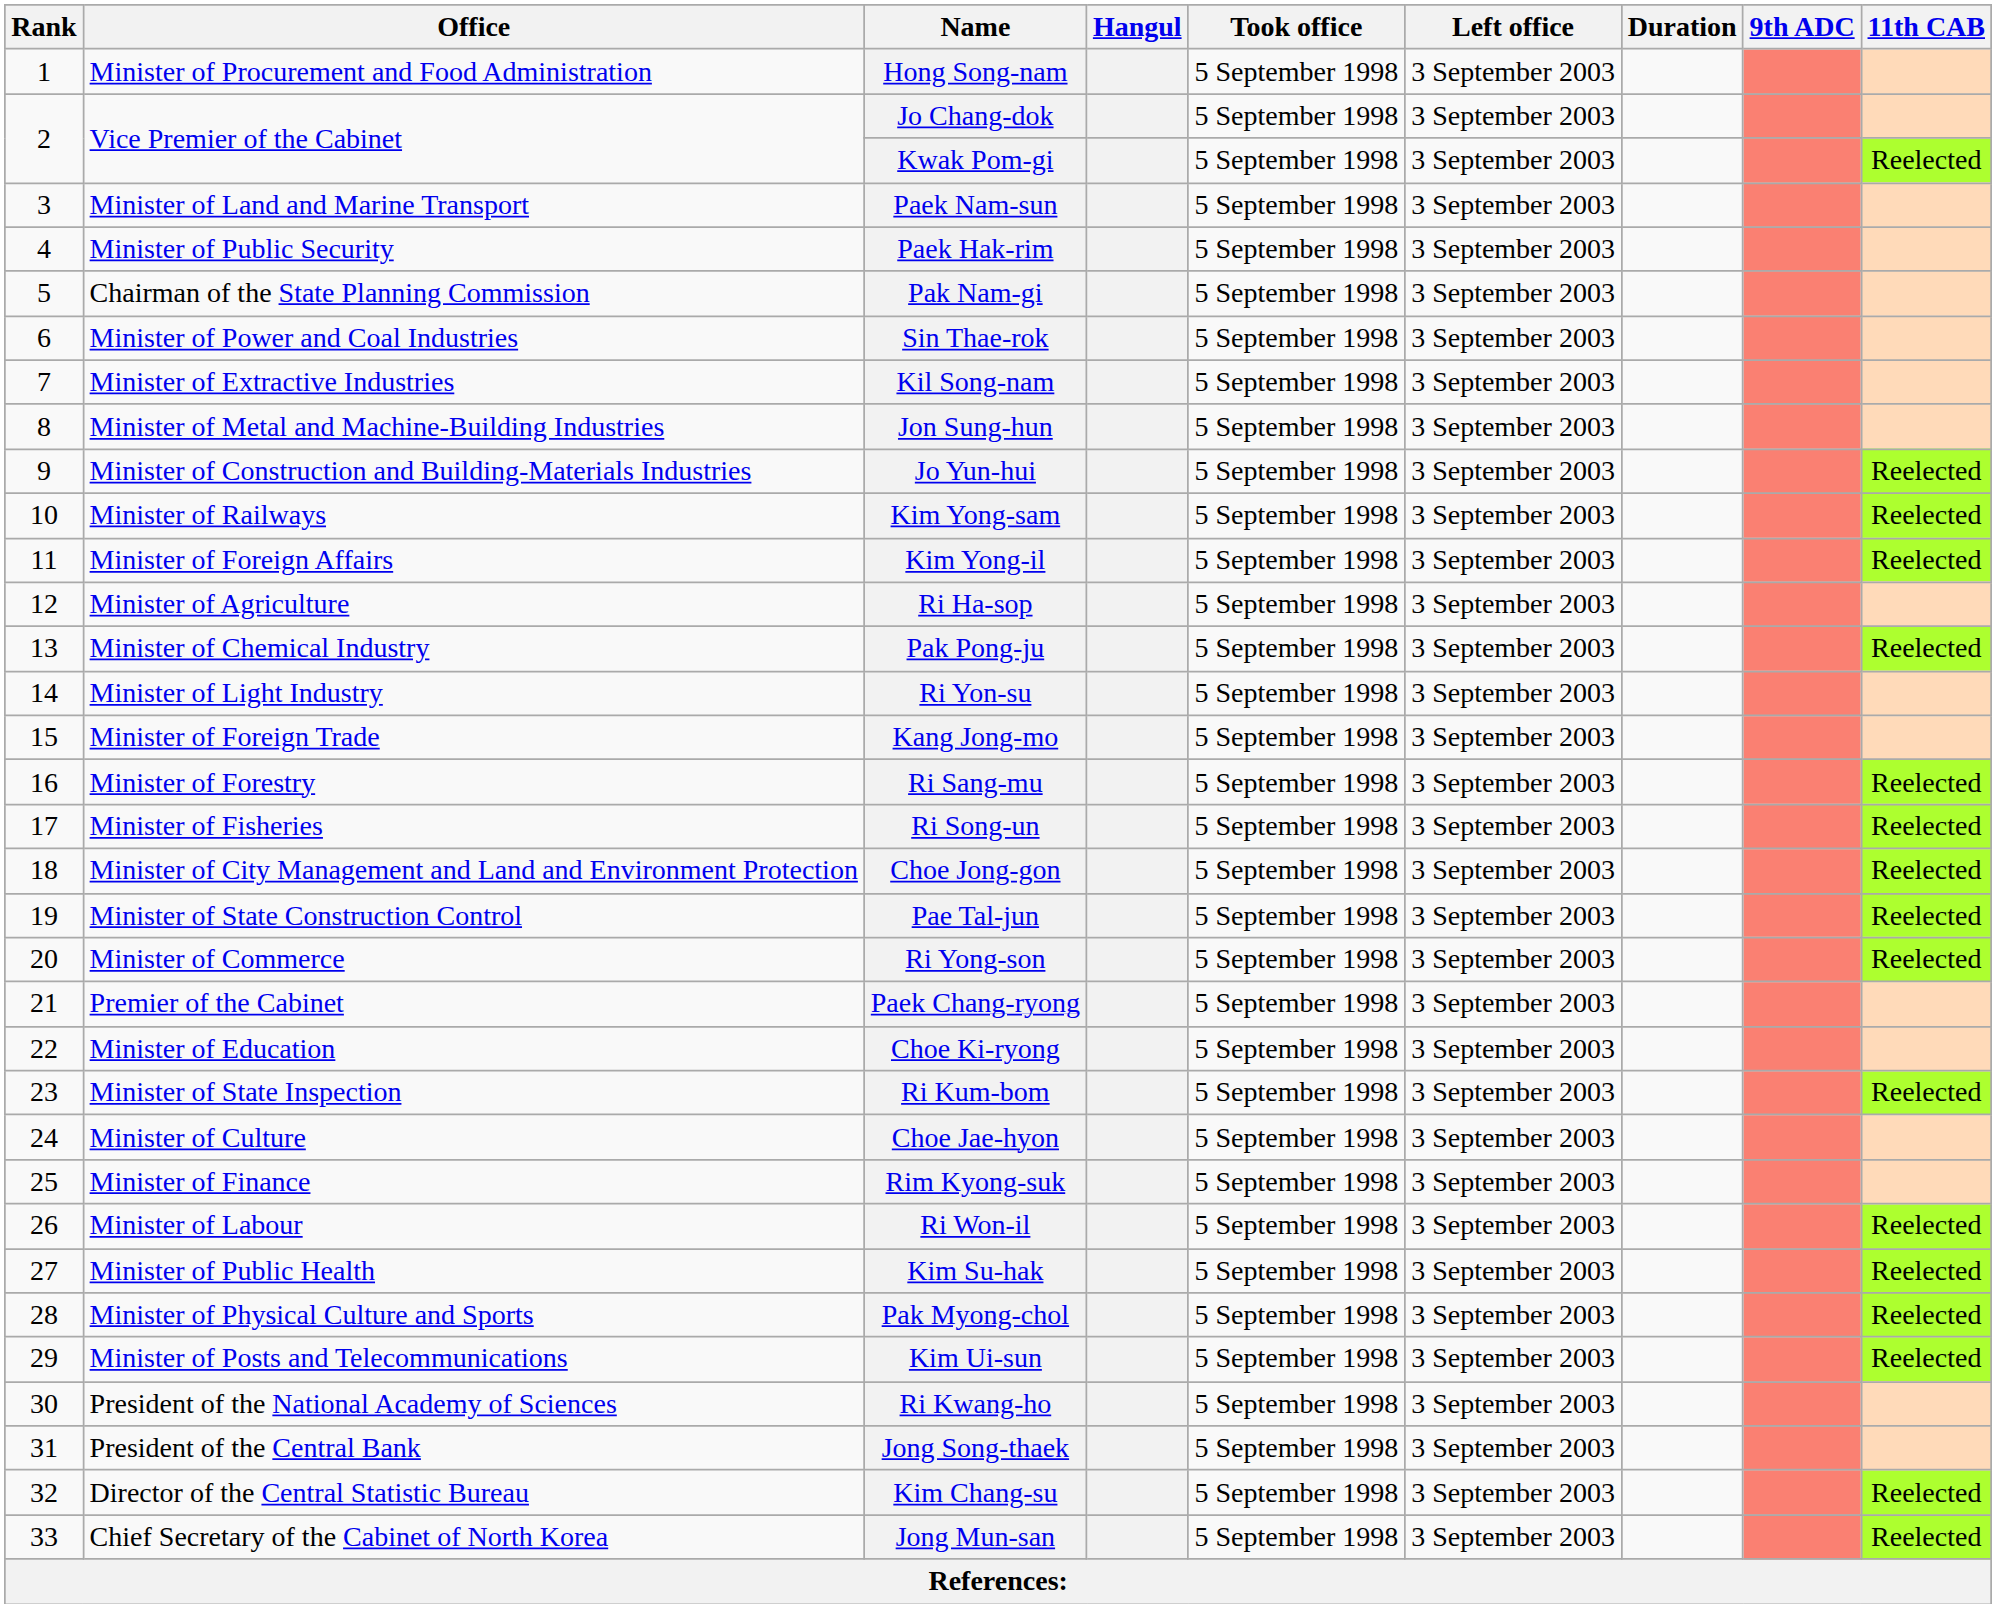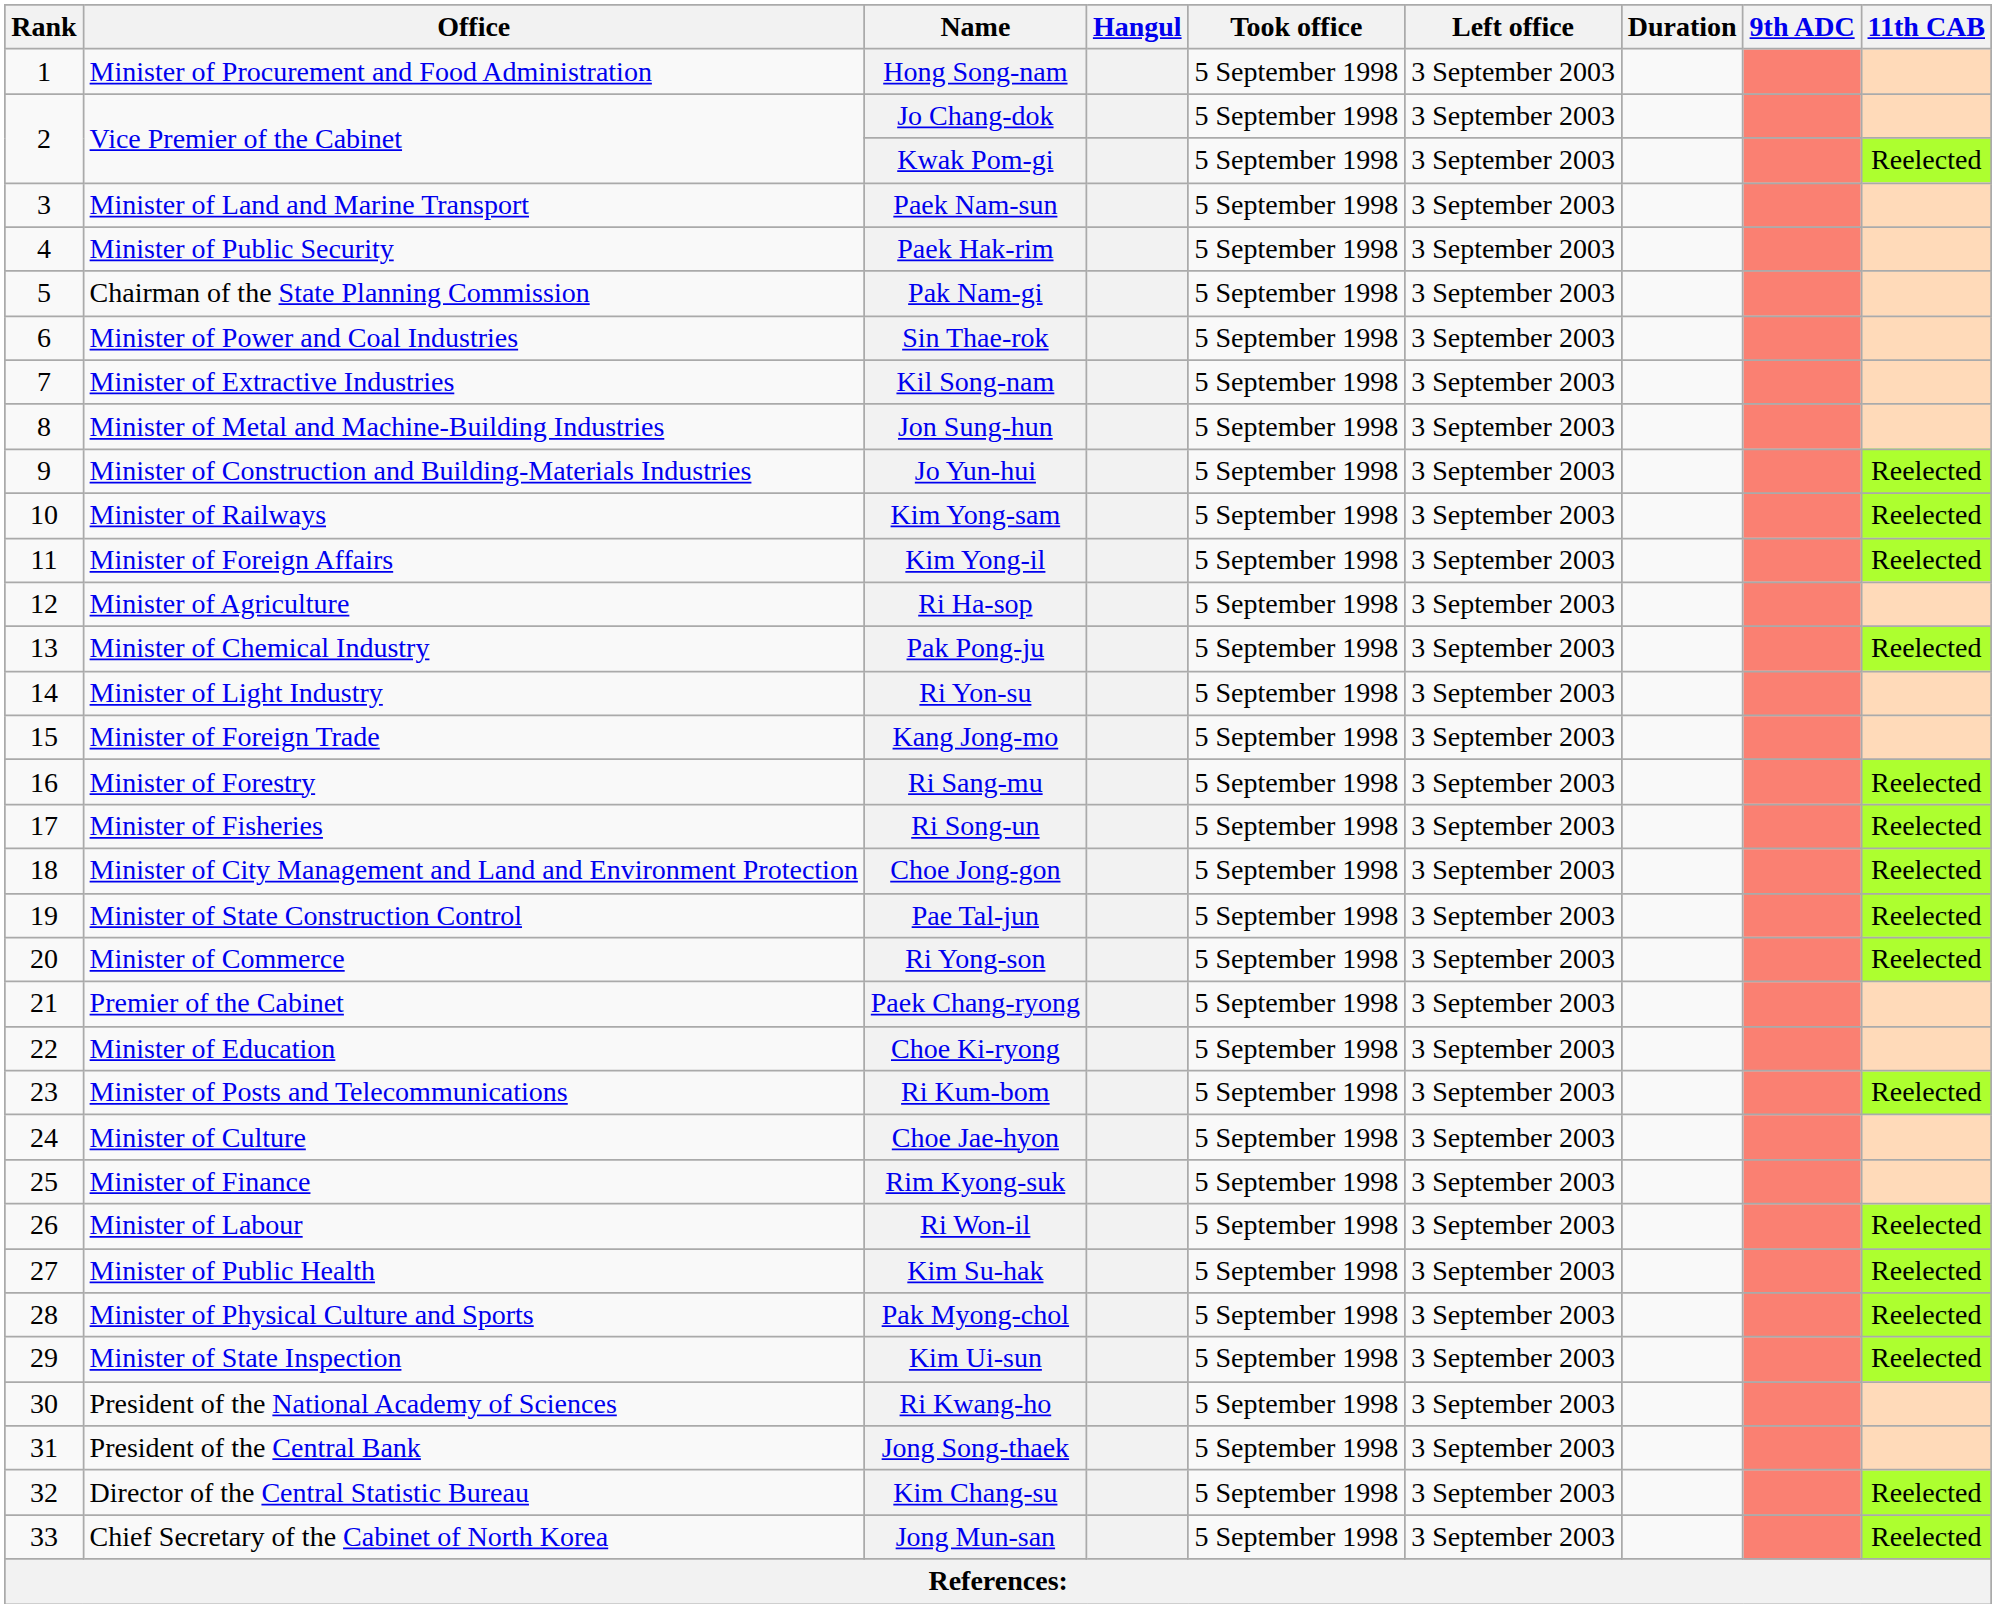(246, 1092) Minister of State Inspection -> (329, 1092) Minister of Posts and Telecommunications
(329, 1358) Minister of Posts and Telecommunications -> (246, 1358) Minister of State Inspection
